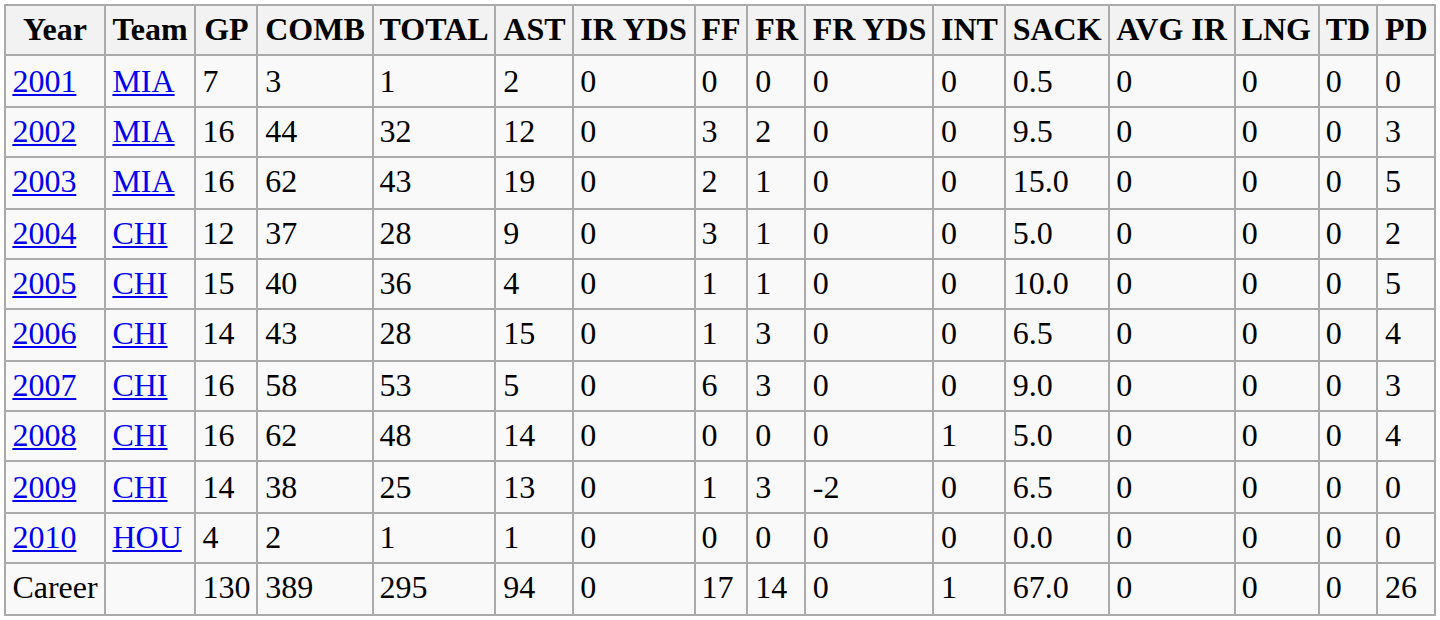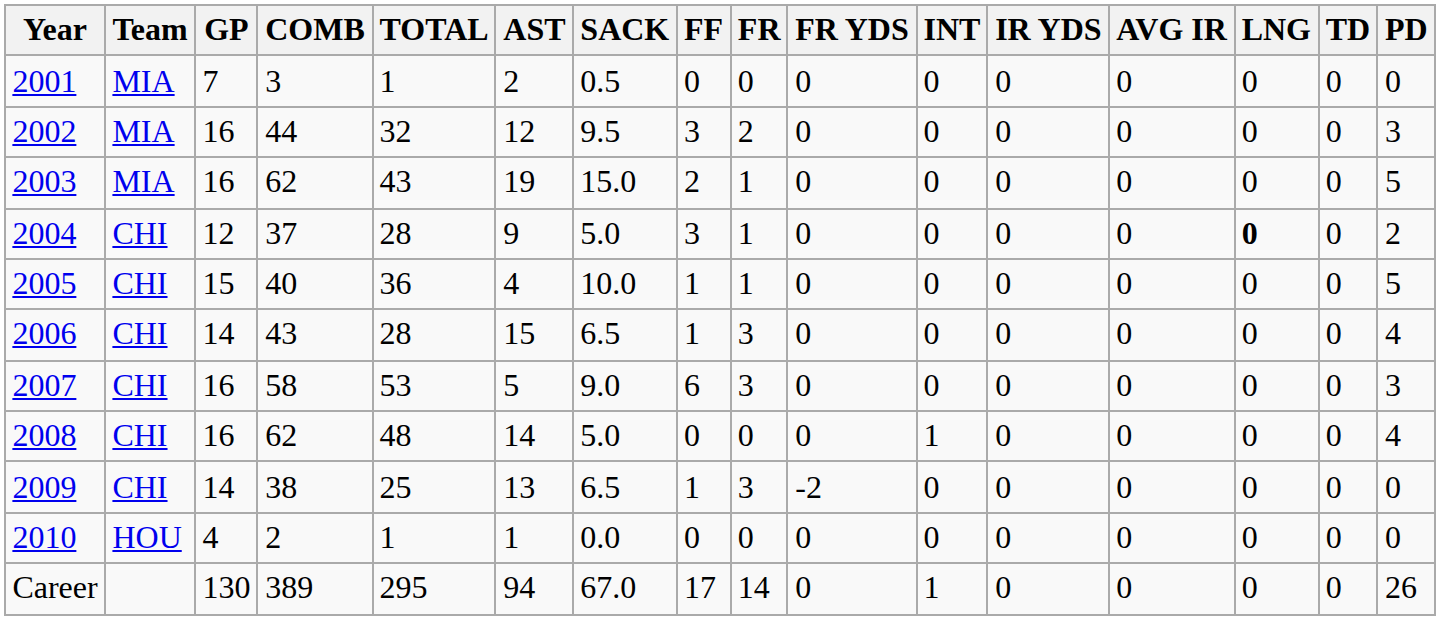columns swapped: (1057, 29) <-> (634, 29)
(1250, 232) normal -> (1250, 232) bold
